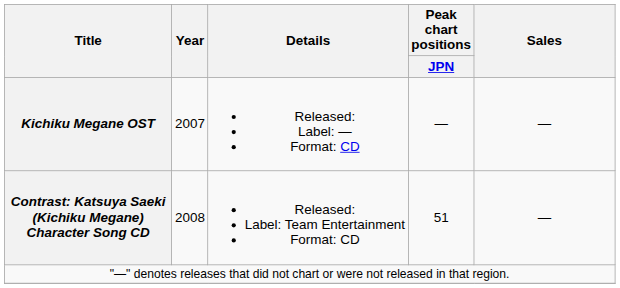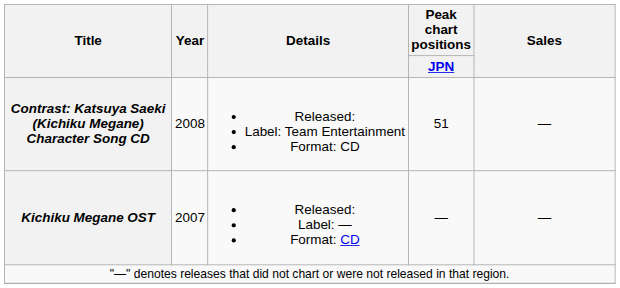rows swapped: (88, 124) <-> (88, 217)
